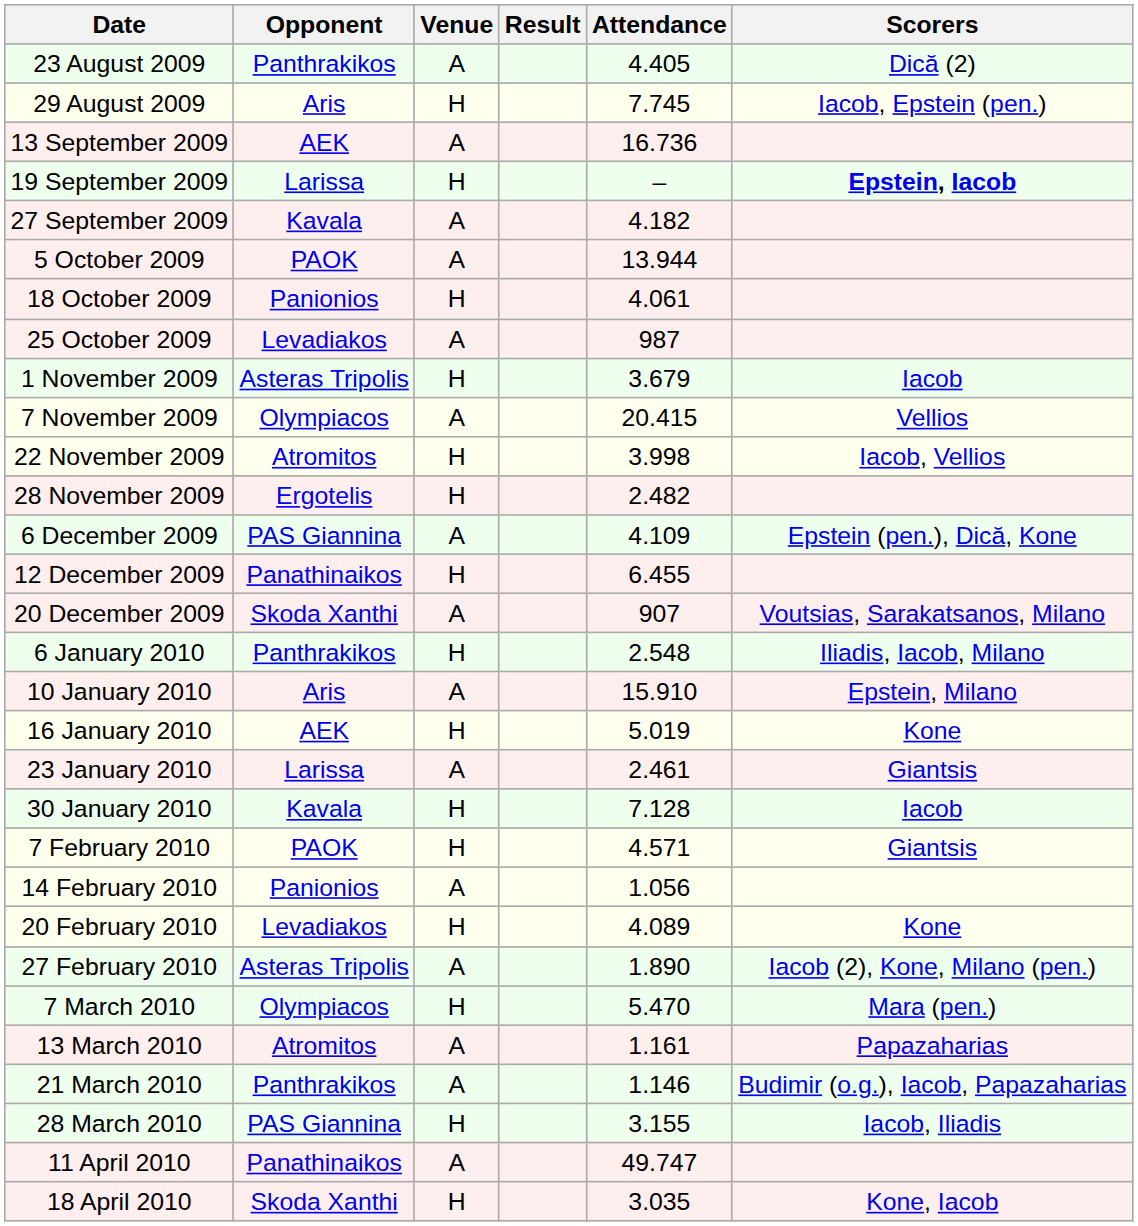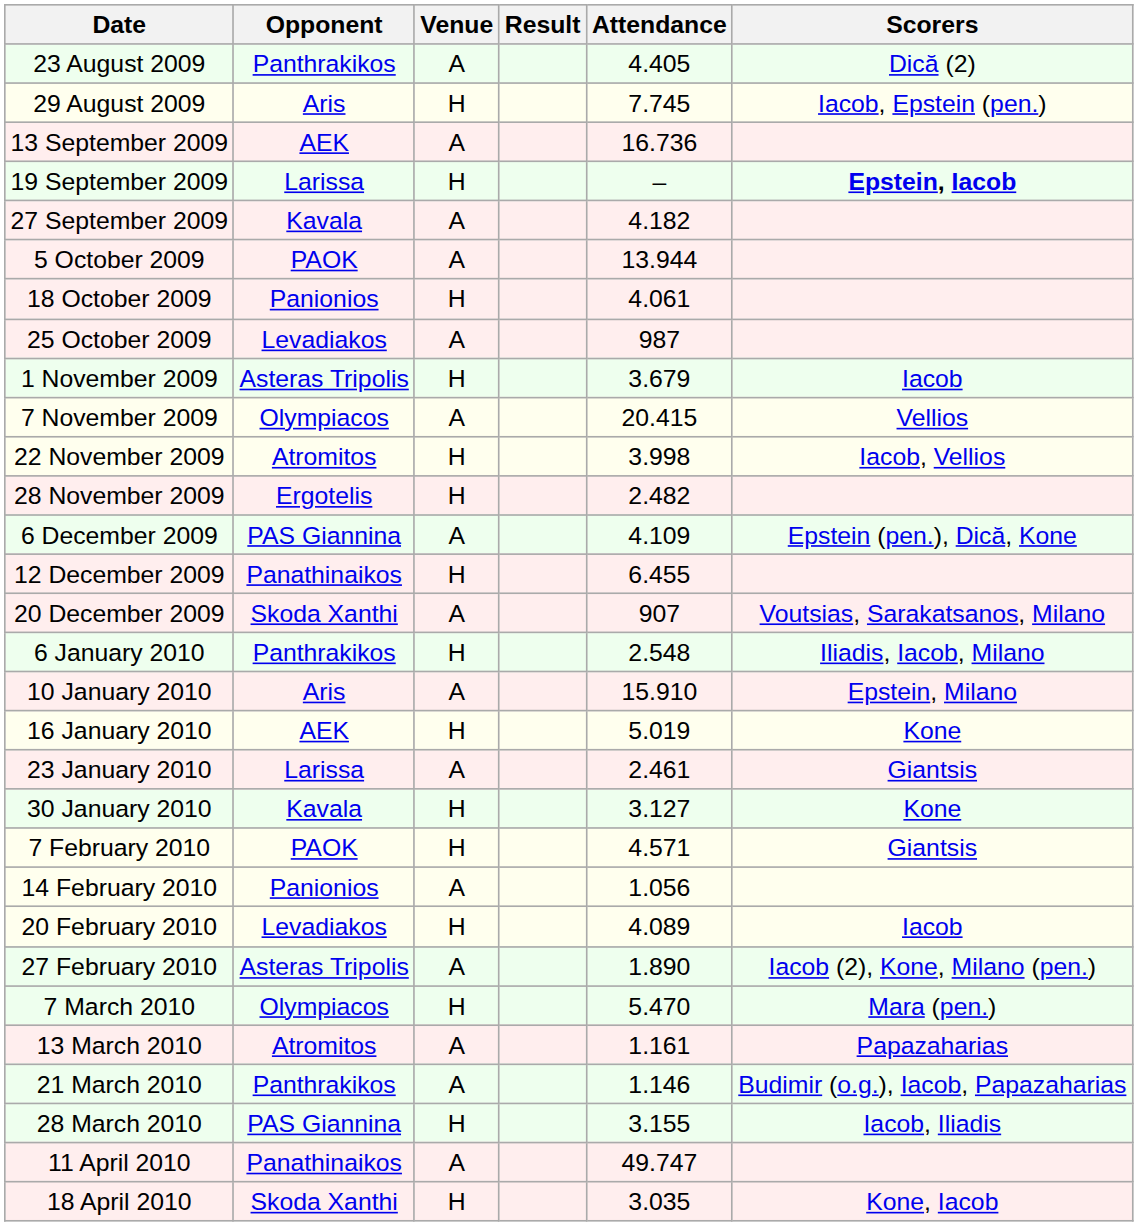(659, 809) 7.128 -> (659, 809) 3.127
(932, 809) Iacob -> (932, 809) Kone
(932, 927) Kone -> (932, 927) Iacob
